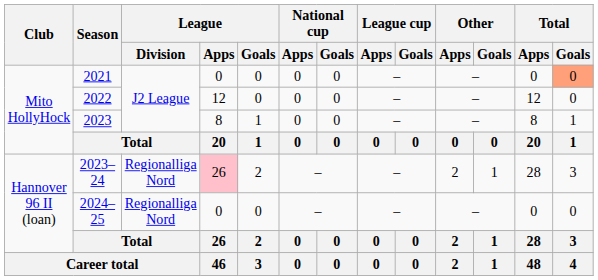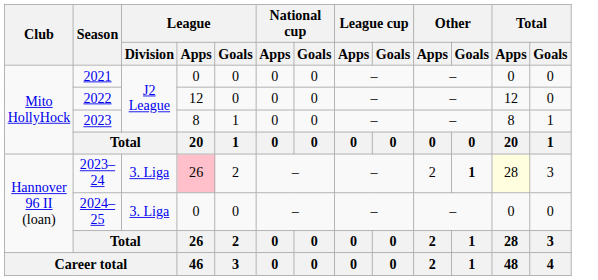(573, 76) lightsalmon background -> (550, 76) no background
(161, 173) Regionalliga Nord -> (149, 173) 3. Liga
(494, 173) normal -> (472, 173) bold
(534, 173) no background -> (511, 173) lightyellow background
(161, 211) Regionalliga Nord -> (149, 211) 3. Liga
